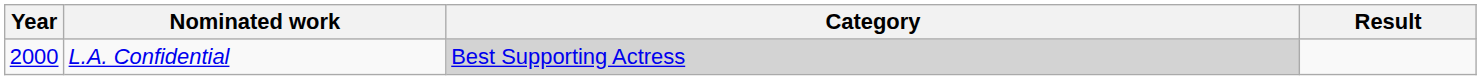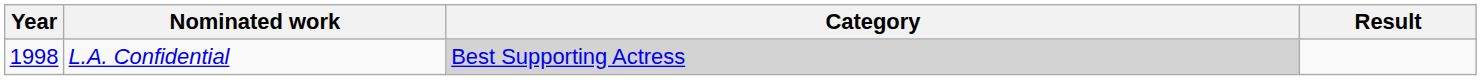(34, 56) 2000 -> (34, 56) 1998
